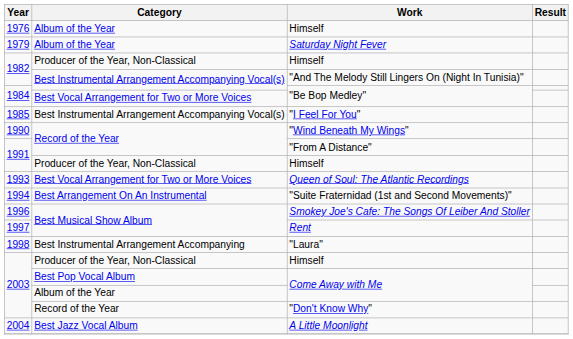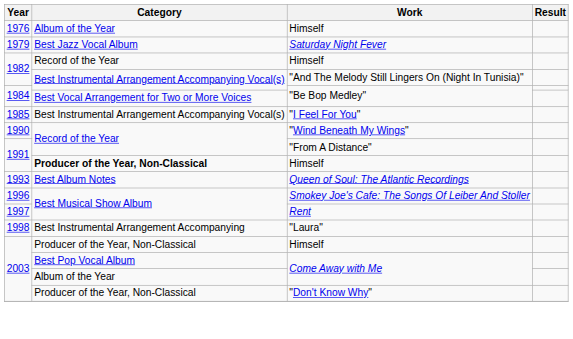(75, 45) Album of the Year -> (86, 45) Best Jazz Vocal Album
(115, 61) Producer of the Year, Non-Classical -> (77, 61) Record of the Year
(115, 163) normal -> (121, 163) bold
(143, 179) Best Vocal Arrangement for Two or More Voices -> (75, 179) Best Album Notes
- row: (18, 195)
(77, 309) Record of the Year -> (115, 293) Producer of the Year, Non-Classical
- row: (18, 325)
